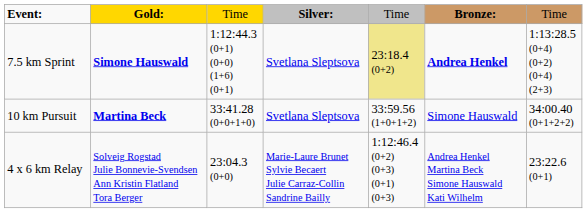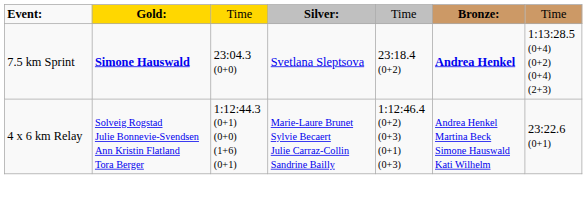(234, 61) 1:12:44.3 (0+1) (0+0) (1+6) (0+1) -> (232, 61) 23:04.3 (0+0)
(390, 61) khaki background -> (397, 61) no background
- row: (42, 115)
(229, 169) 23:04.3 (0+0) -> (237, 136) 1:12:44.3 (0+1) (0+0) (1+6) (0+1)
